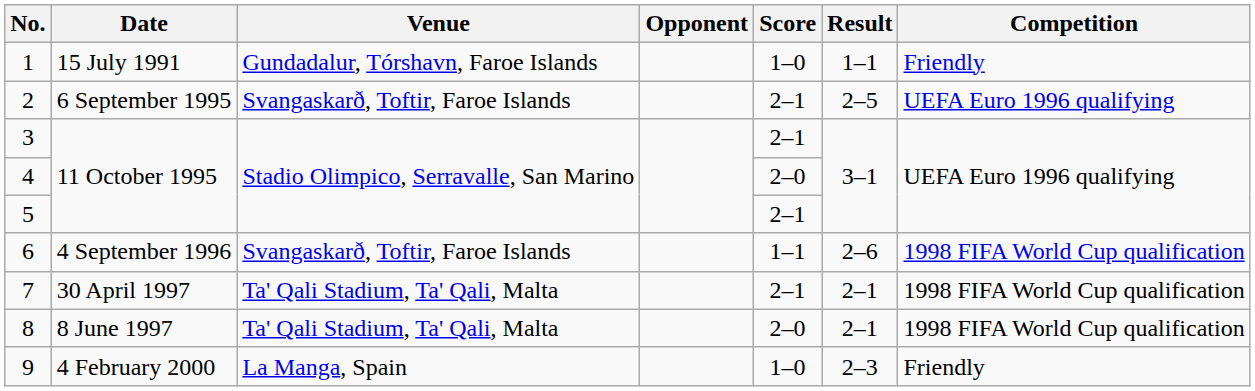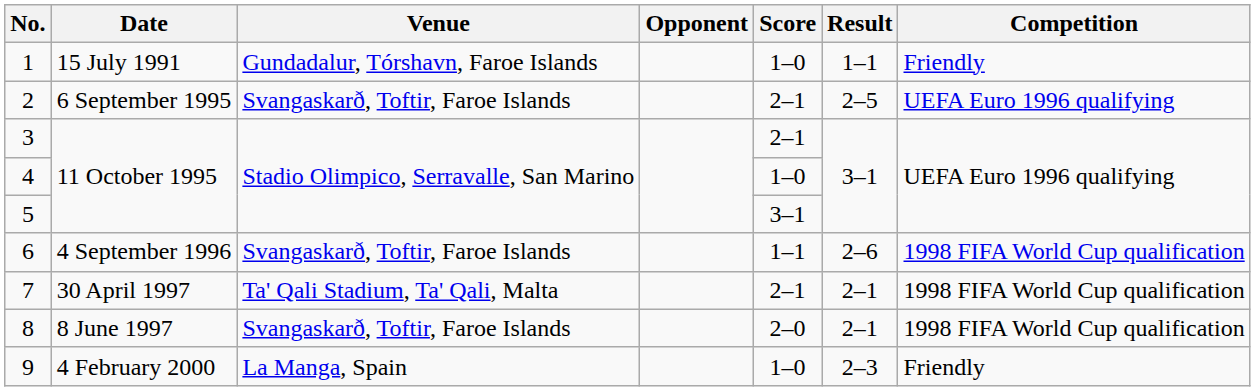(788, 175) 2–0 -> (788, 175) 1–0
(788, 213) 2–1 -> (788, 213) 3–1
(400, 328) Ta' Qali Stadium, Ta' Qali, Malta -> (406, 328) Svangaskarð, Toftir, Faroe Islands
